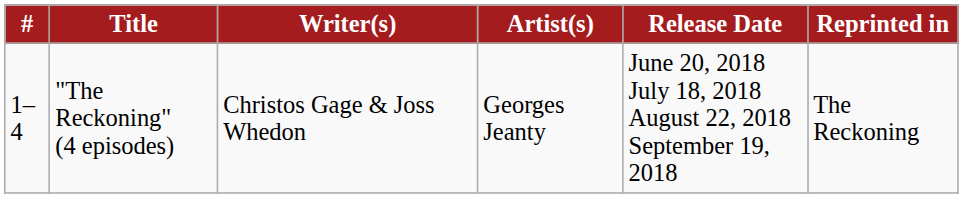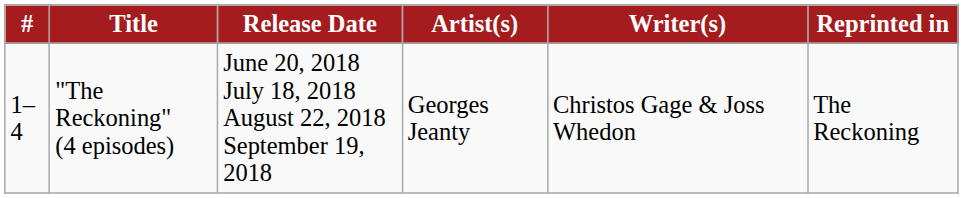columns swapped: (348, 23) <-> (715, 23)
